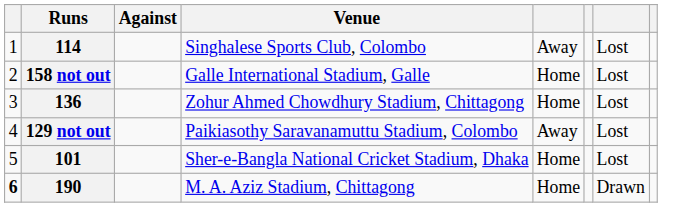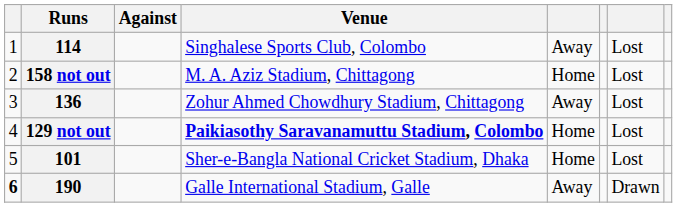(307, 74) Galle International Stadium, Galle -> (300, 74) M. A. Aziz Stadium, Chittagong
(558, 103) Home -> (572, 103) Away
(351, 131) normal -> (364, 131) bold
(557, 131) Away -> (573, 131) Home
(300, 187) M. A. Aziz Stadium, Chittagong -> (307, 187) Galle International Stadium, Galle
(558, 187) Home -> (572, 187) Away
